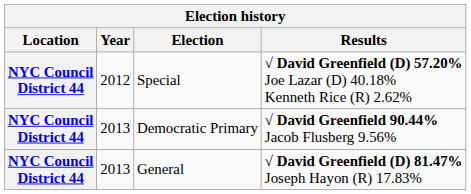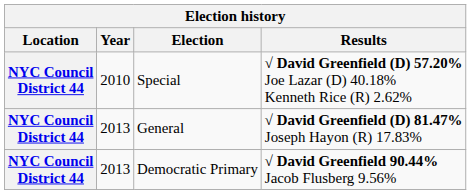(115, 80) 2012 -> (115, 80) 2010
rows swapped: (197, 128) <-> (160, 169)
